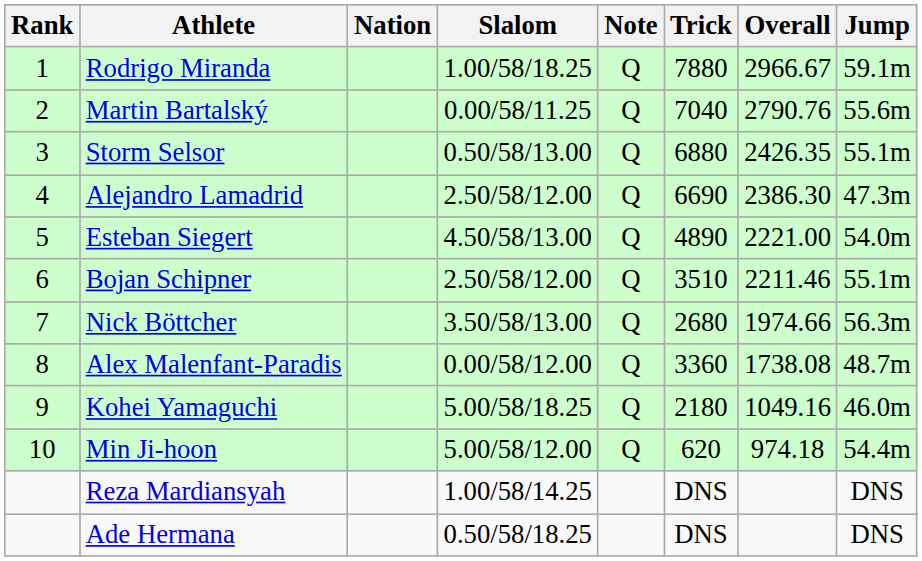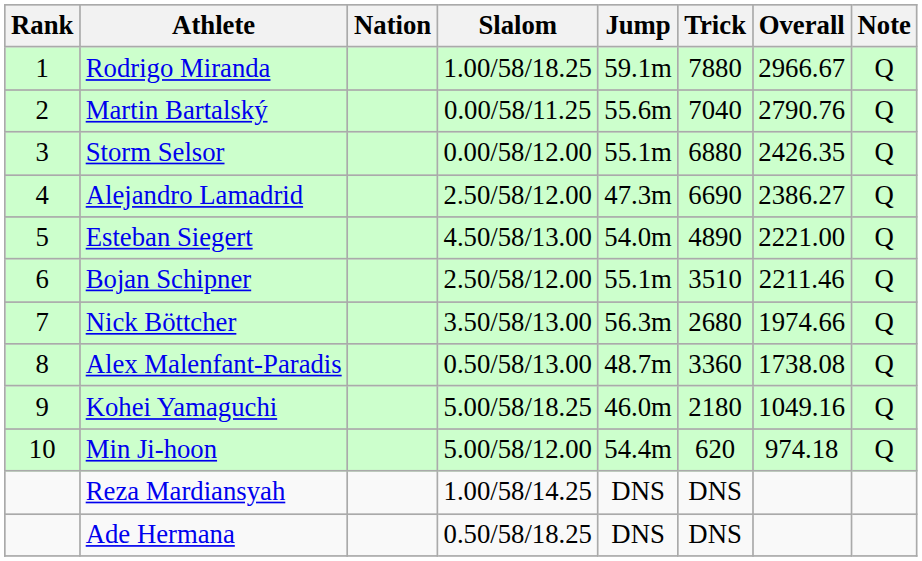columns swapped: (877, 25) <-> (631, 25)
(518, 152) 0.50/58/13.00 -> (518, 152) 0.00/58/12.00
(788, 195) 2386.30 -> (802, 195) 2386.27
(518, 364) 0.00/58/12.00 -> (518, 364) 0.50/58/13.00
